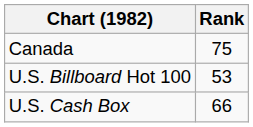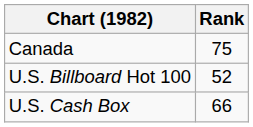(222, 77) 53 -> (222, 77) 52
